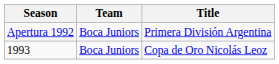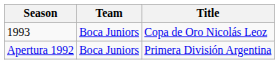rows swapped: (40, 31) <-> (19, 50)
